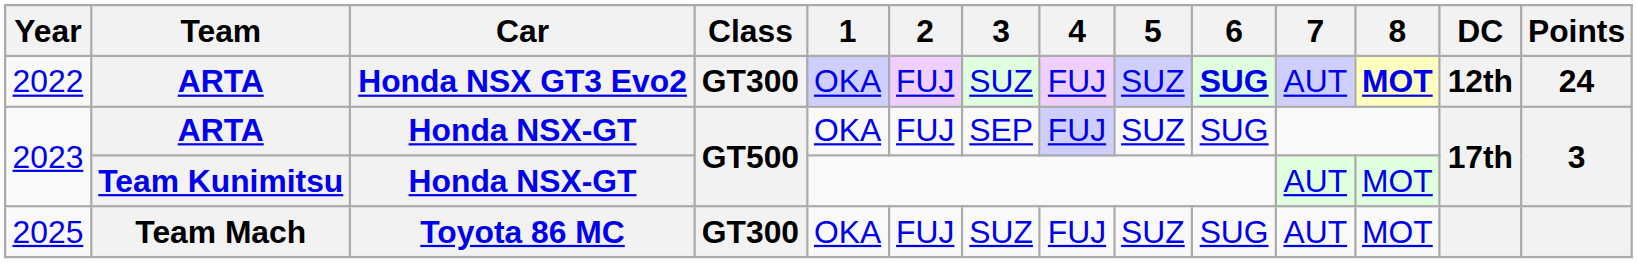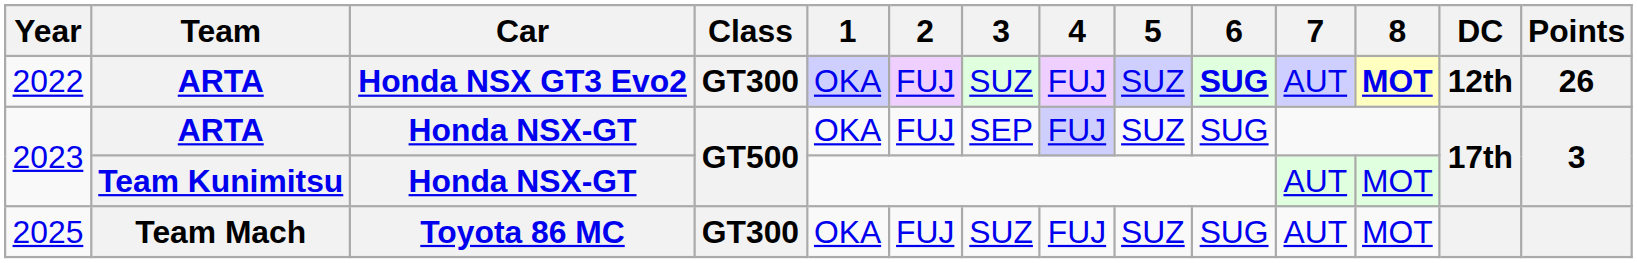(1577, 81) 24 -> (1577, 81) 26
